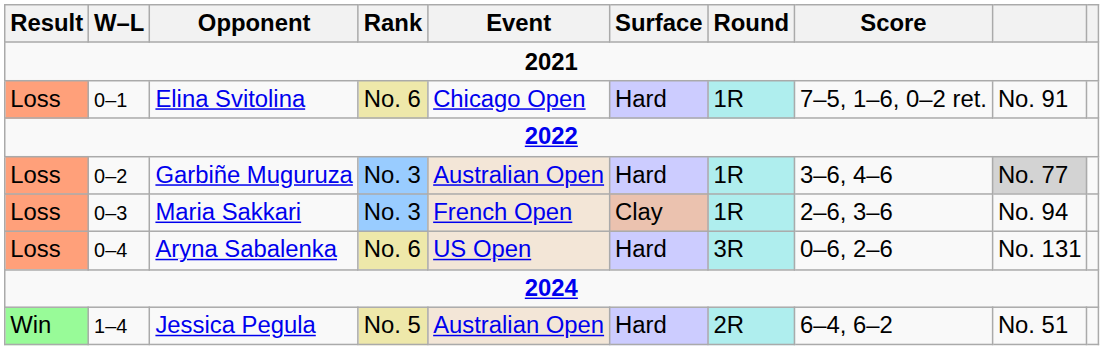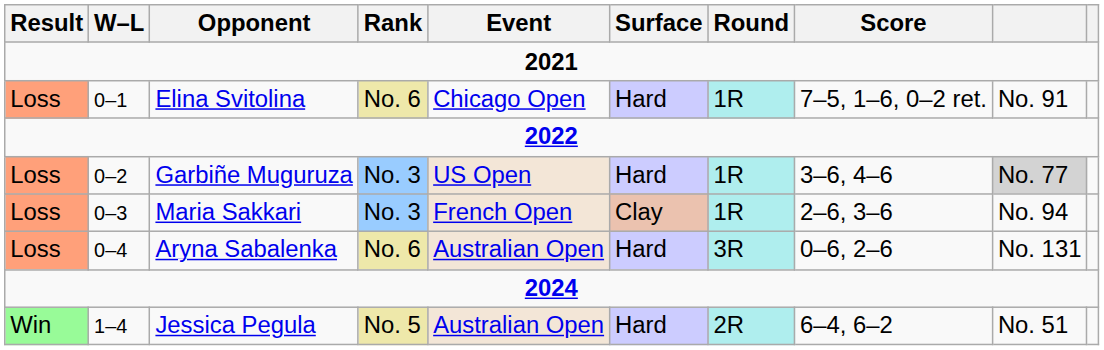(519, 174) Australian Open -> (482, 174) US Open
(482, 250) US Open -> (519, 250) Australian Open
